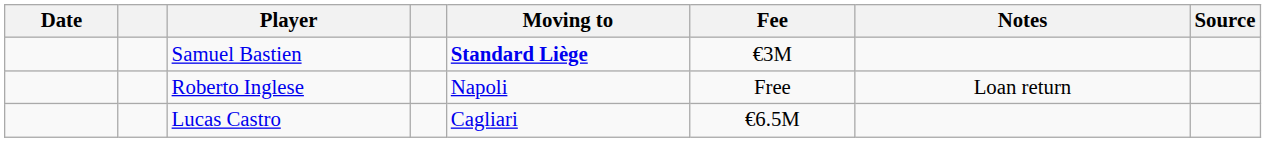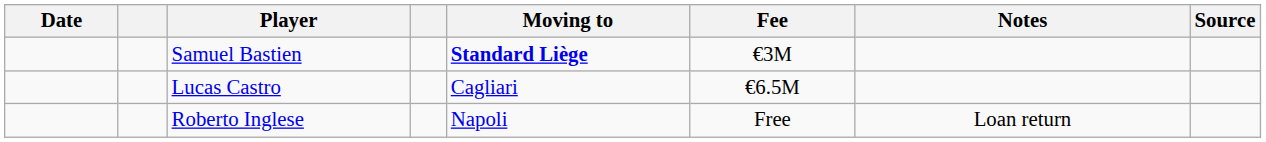rows swapped: (226, 119) <-> (238, 86)
